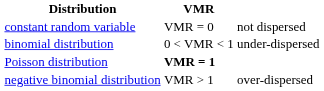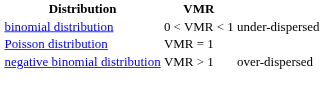- row: (70, 26)
(190, 62) bold -> (189, 44) normal
